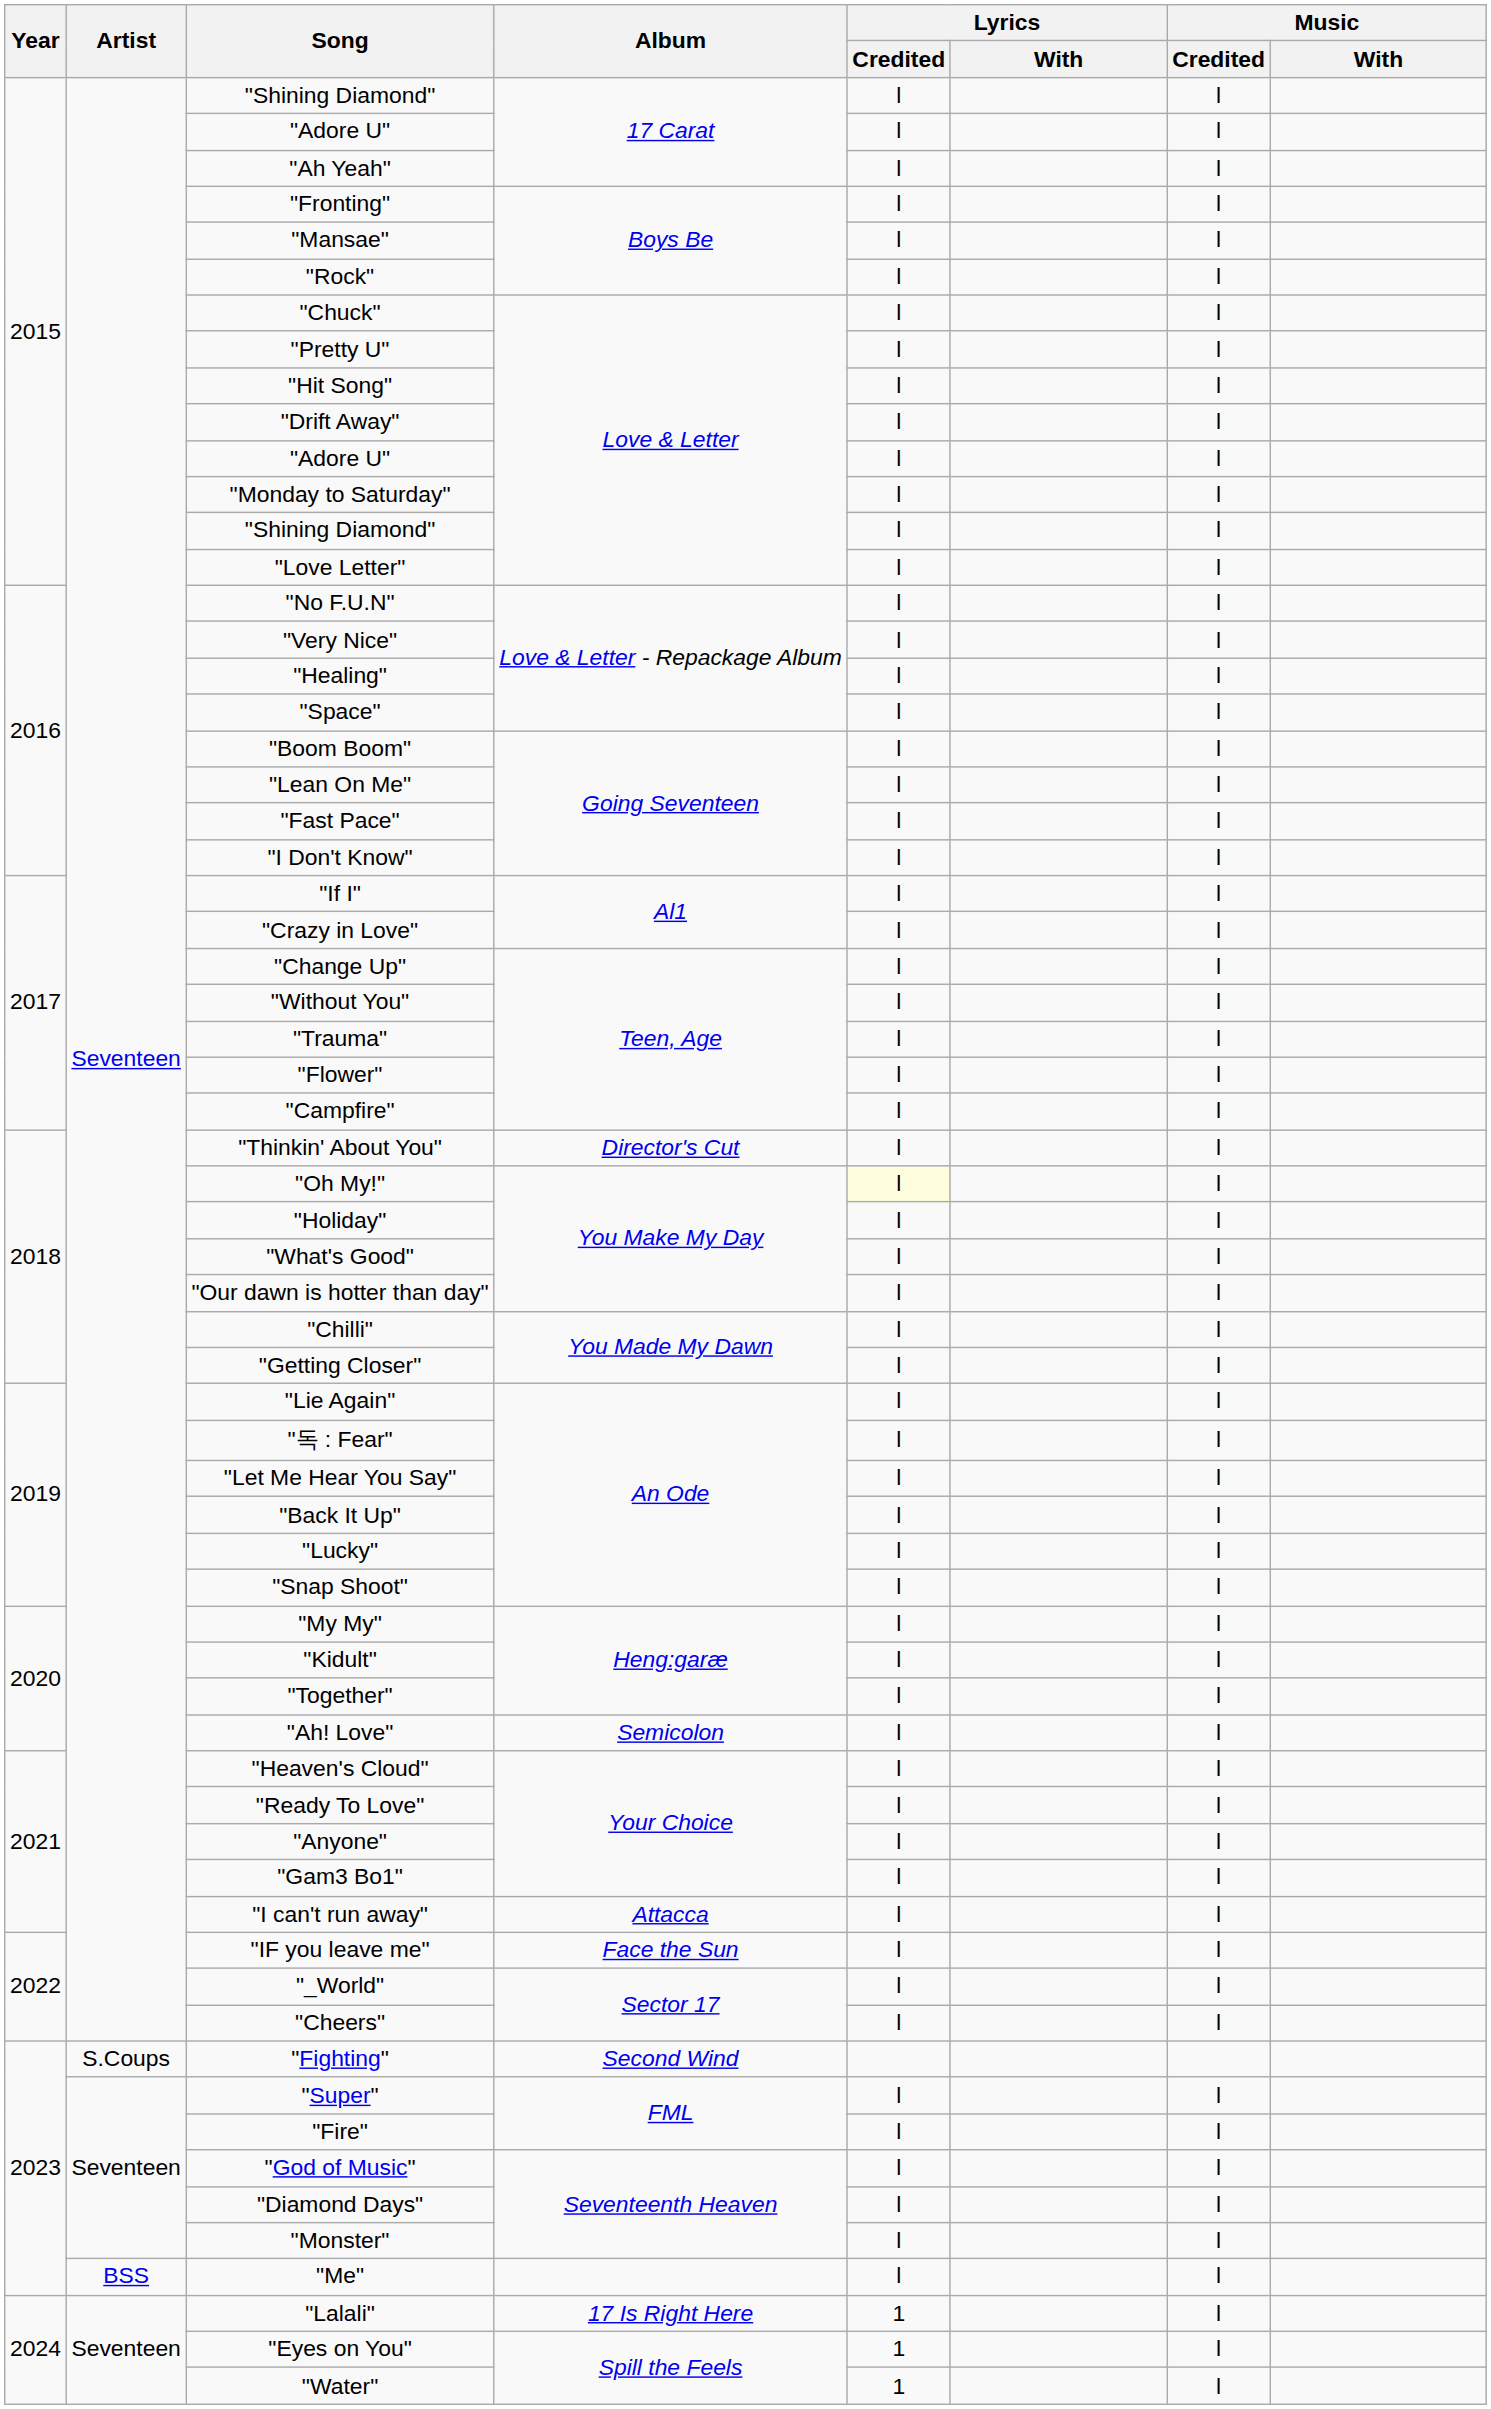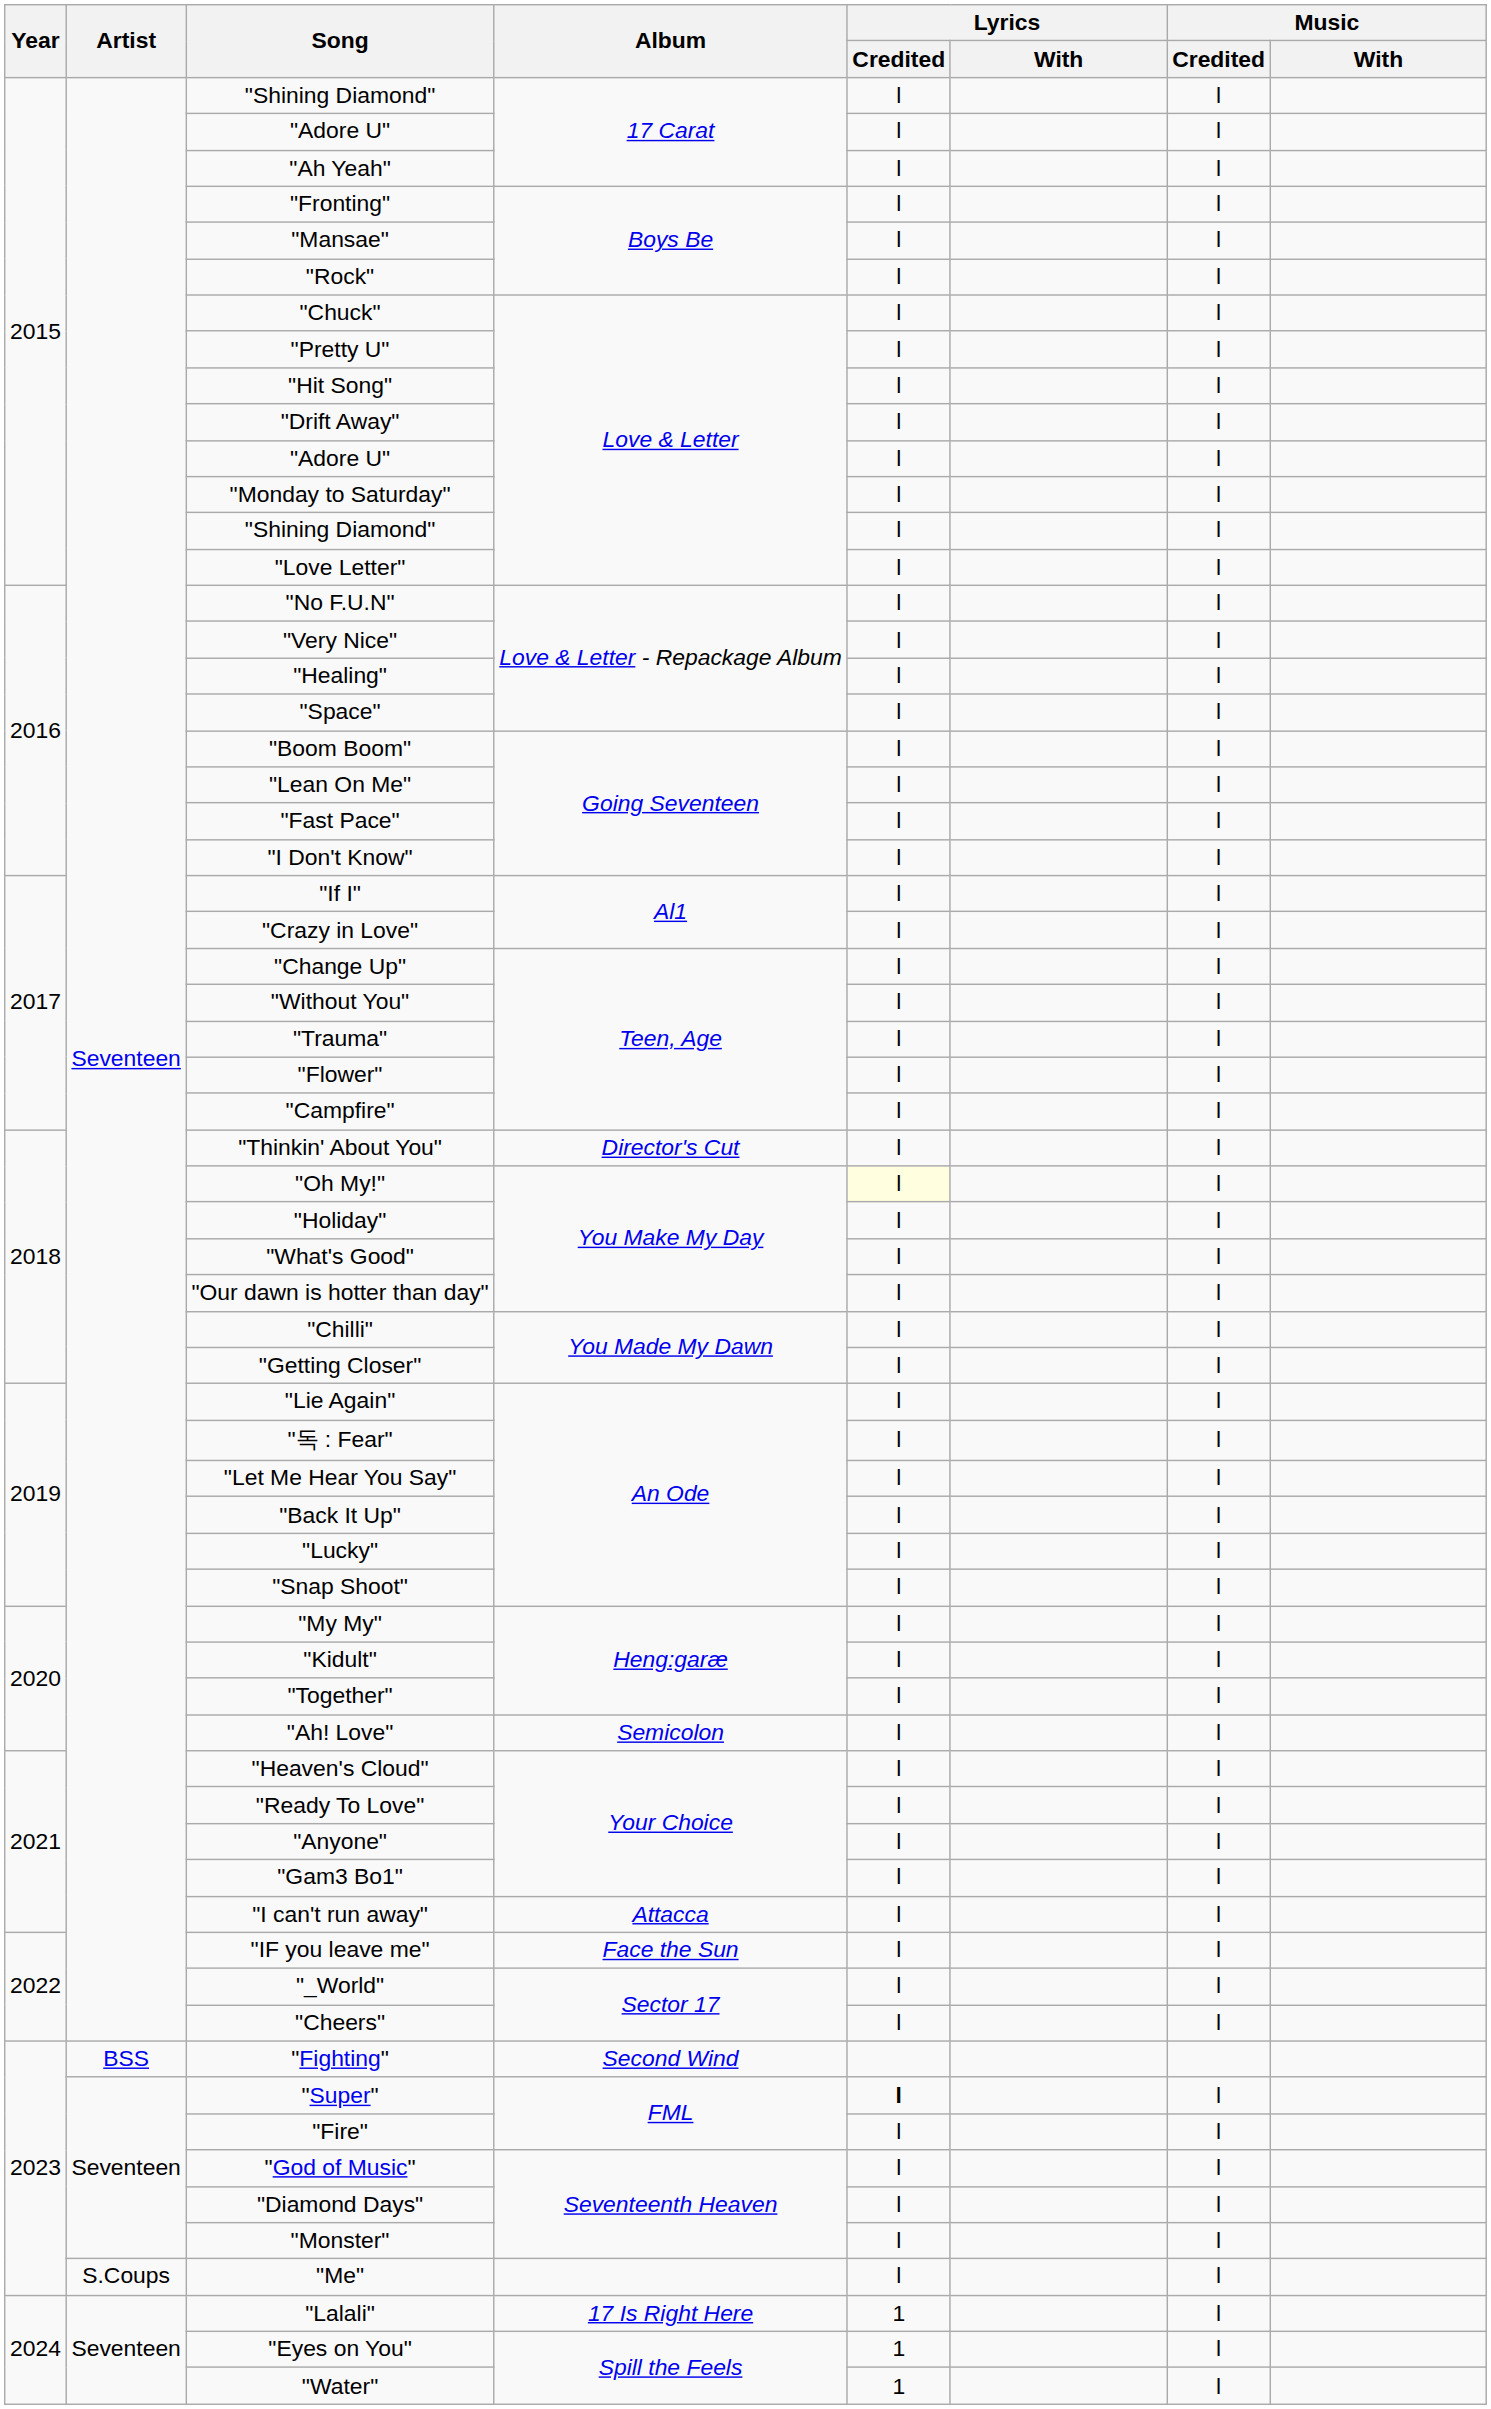(126, 2058) S.Coups -> (126, 2058) BSS
(899, 2095) normal -> (899, 2095) bold
(126, 2276) BSS -> (126, 2276) S.Coups
